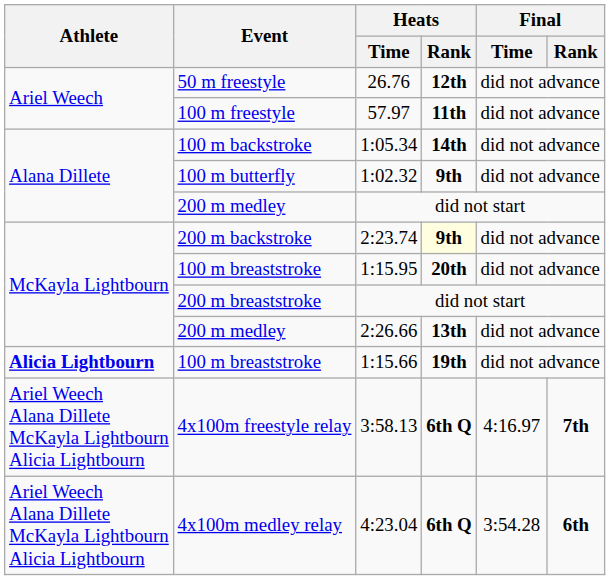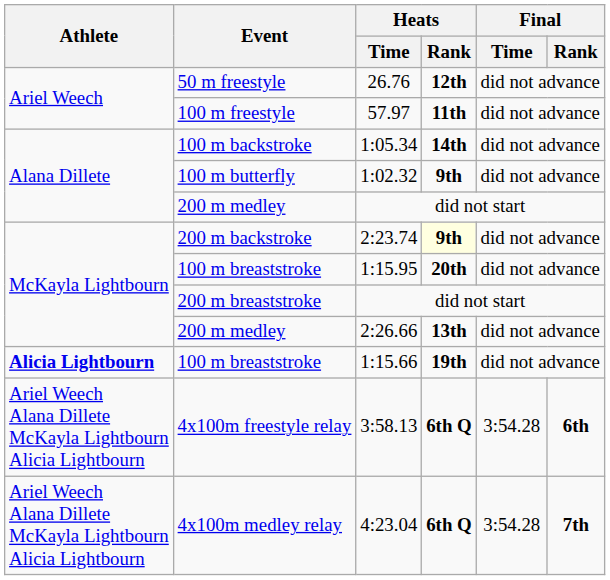(512, 427) 4:16.97 -> (512, 427) 3:54.28
(576, 427) 7th -> (576, 427) 6th
(576, 525) 6th -> (576, 525) 7th
